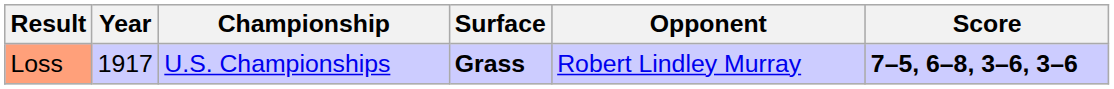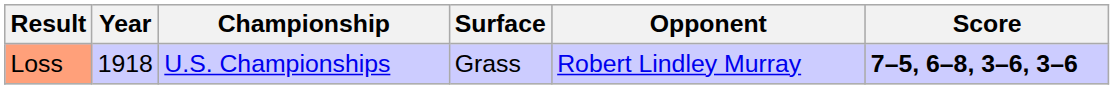(125, 63) 1917 -> (125, 63) 1918
(490, 63) bold -> (488, 63) normal
